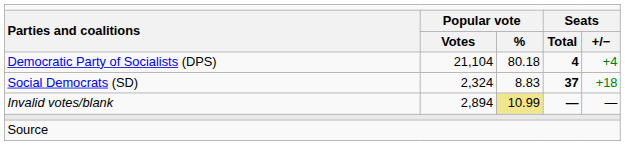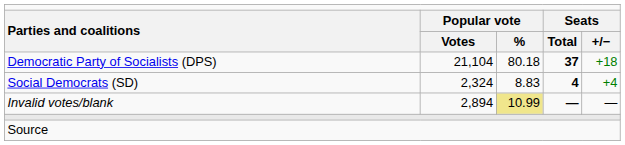(575, 61) 4 -> (572, 61) 37
(610, 61) +4 -> (607, 61) +18
(572, 82) 37 -> (575, 82) 4
(607, 82) +18 -> (610, 82) +4
